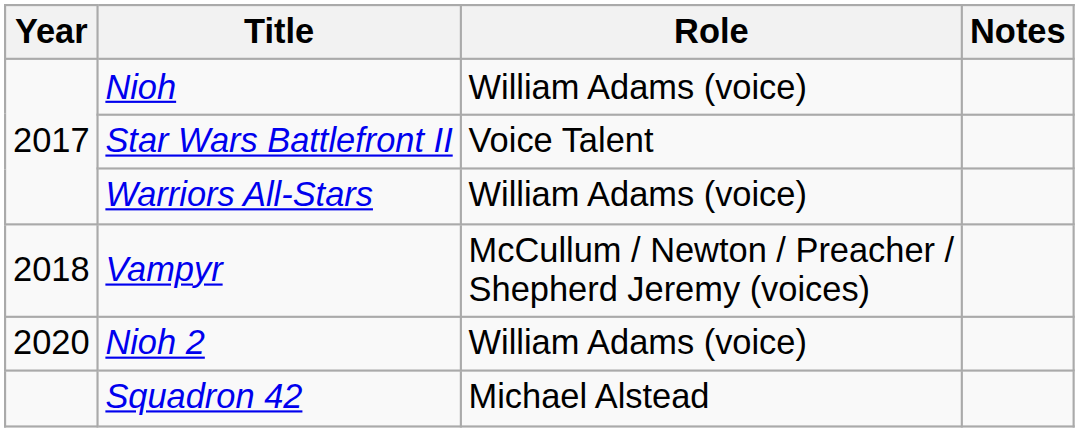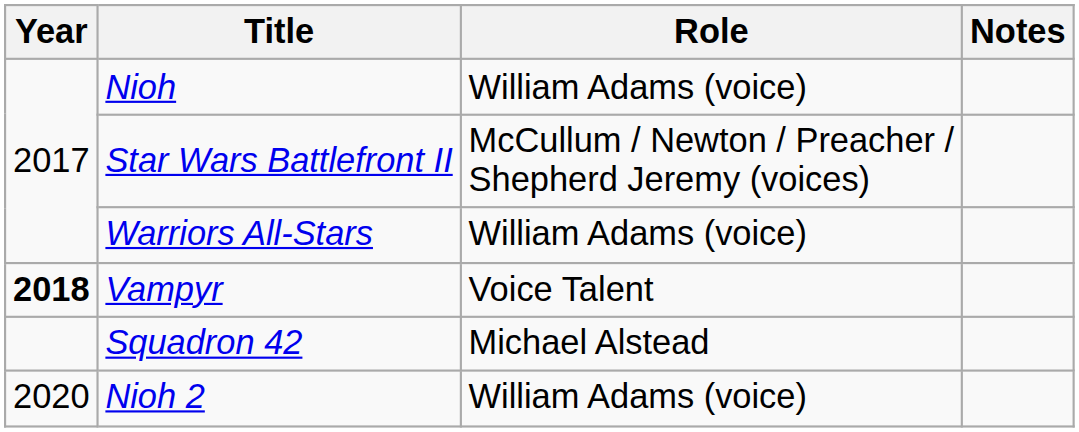(561, 140) Voice Talent -> (711, 160) McCullum / Newton / Preacher / Shepherd Jeremy (voices)
(51, 269) normal -> (51, 288) bold
(711, 269) McCullum / Newton / Preacher / Shepherd Jeremy (voices) -> (561, 288) Voice Talent
rows swapped: (155, 343) <-> (204, 397)
